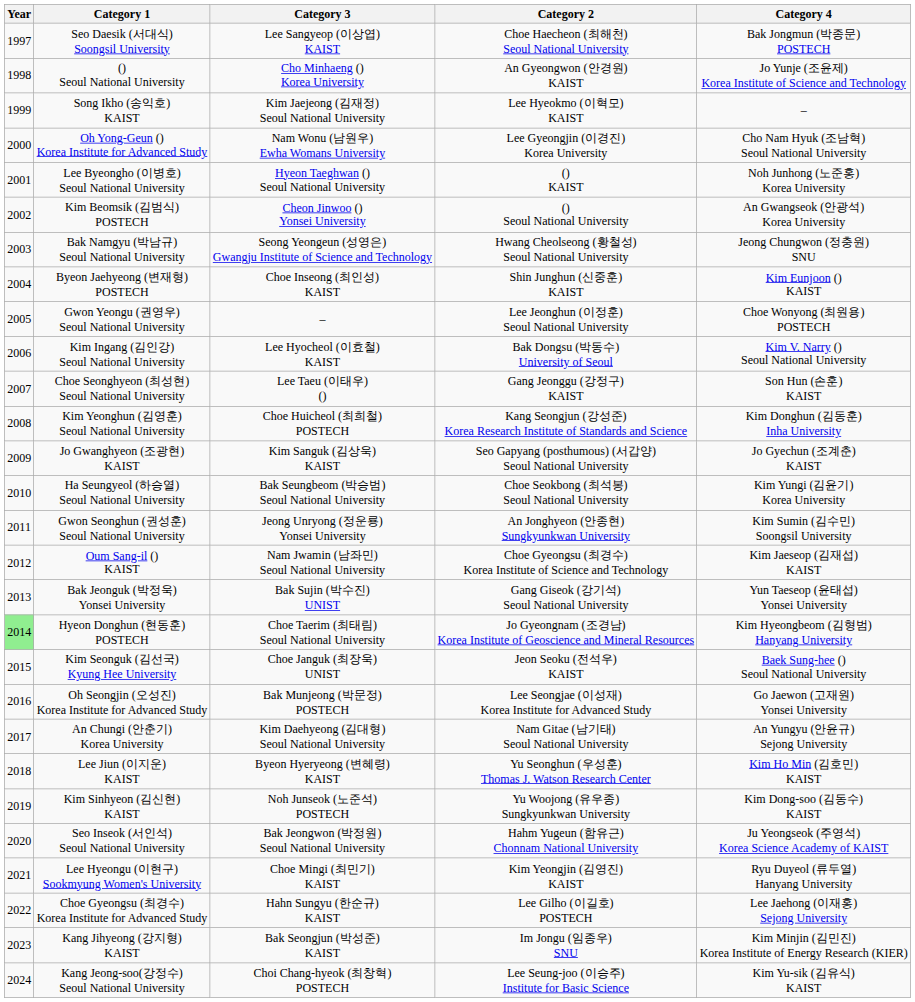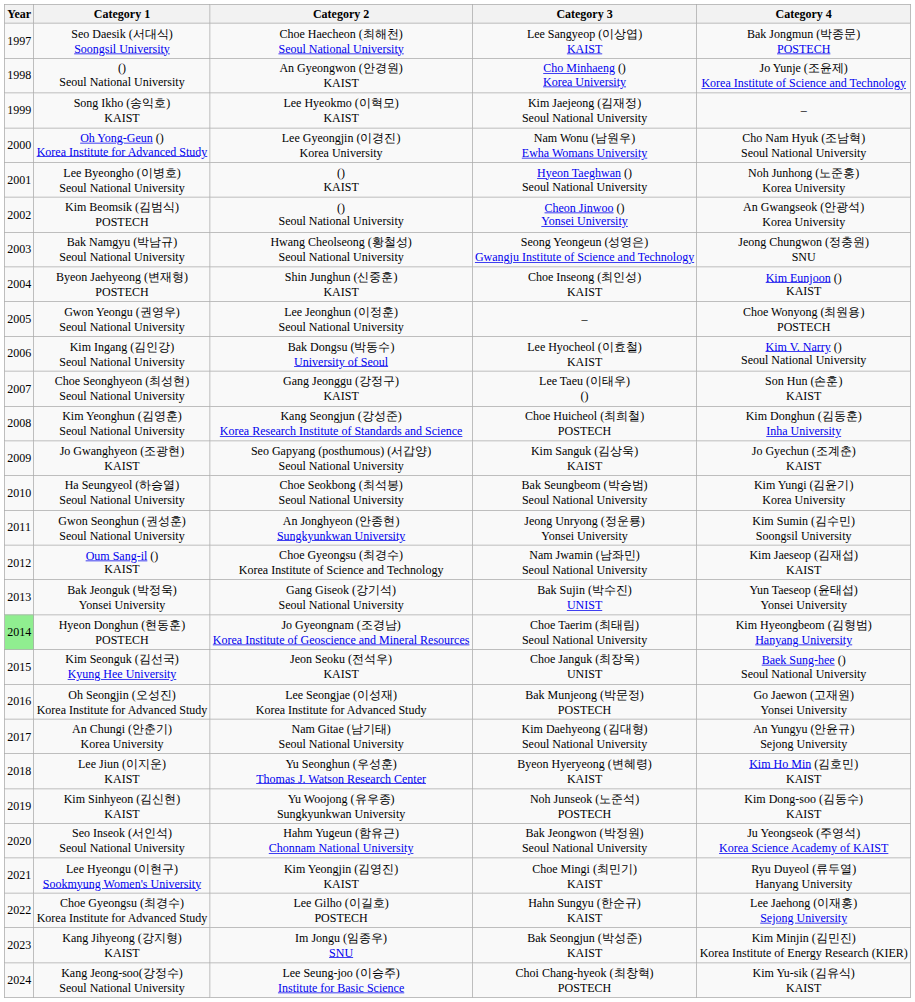columns swapped: (566, 14) <-> (322, 14)
